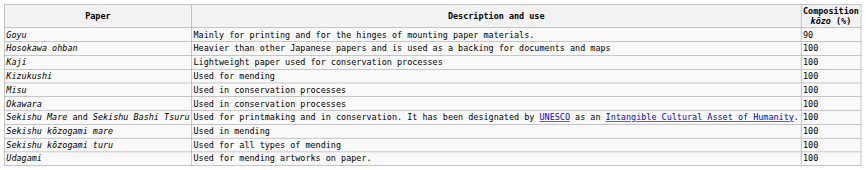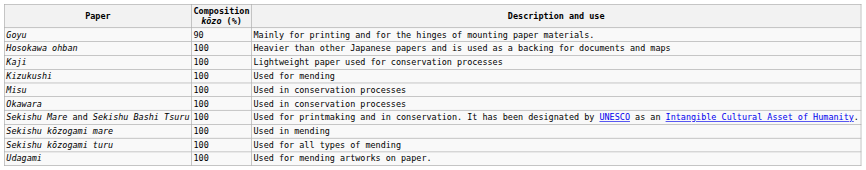columns swapped: (831, 16) <-> (496, 16)
